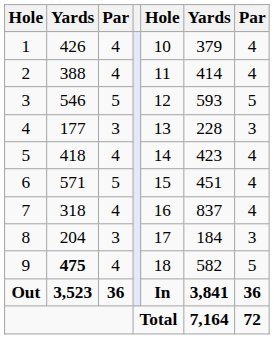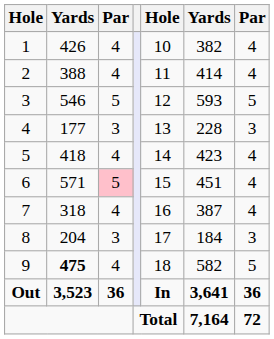(209, 45) 379 -> (209, 45) 382
(116, 182) no background -> (116, 182) pink background
(209, 210) 837 -> (209, 210) 387
(209, 292) 3,841 -> (209, 292) 3,641
